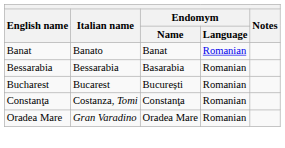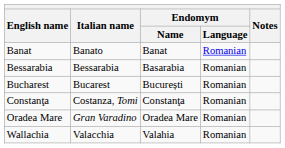+ row: (28, 134)
